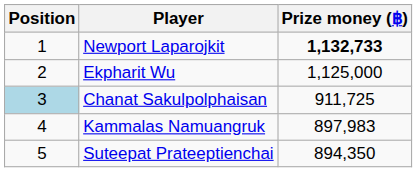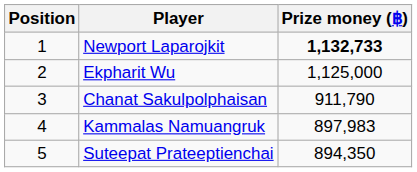(42, 99) lightblue background -> (42, 99) no background
(345, 99) 911,725 -> (345, 99) 911,790
